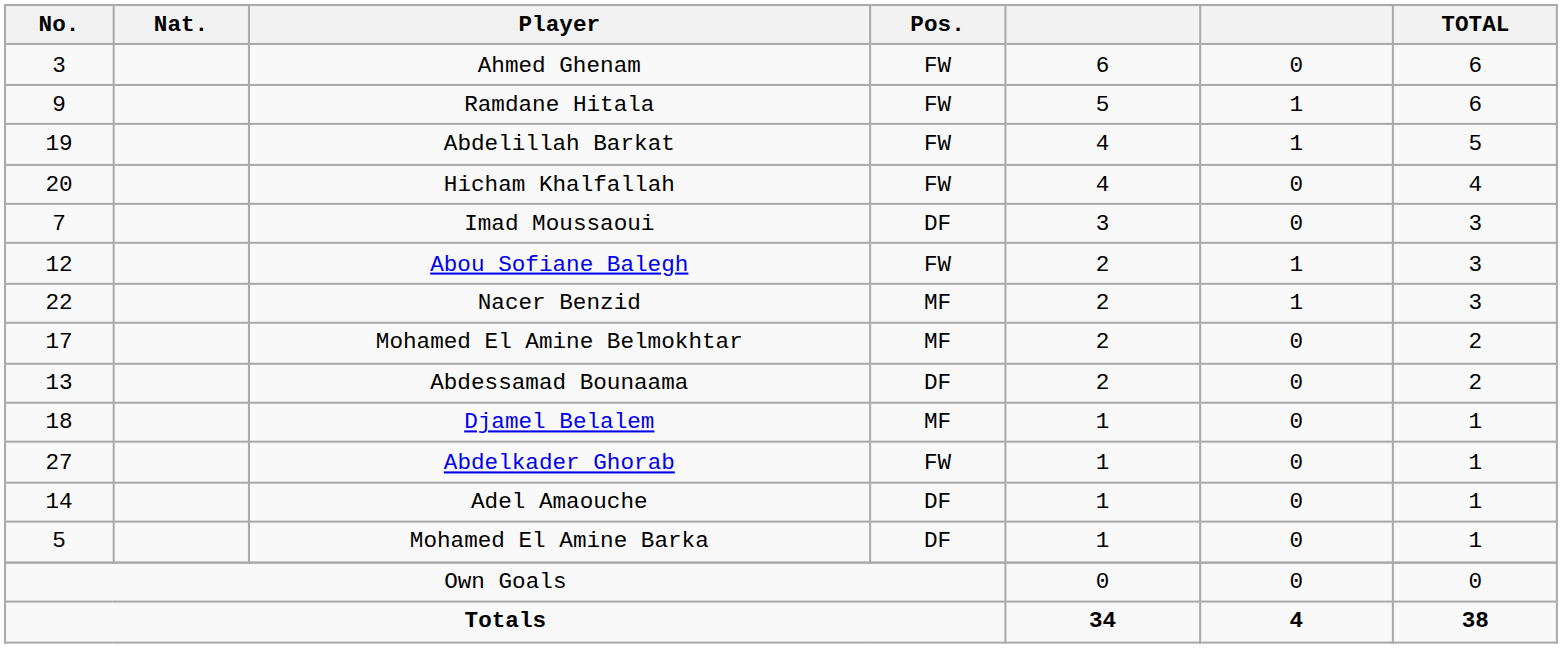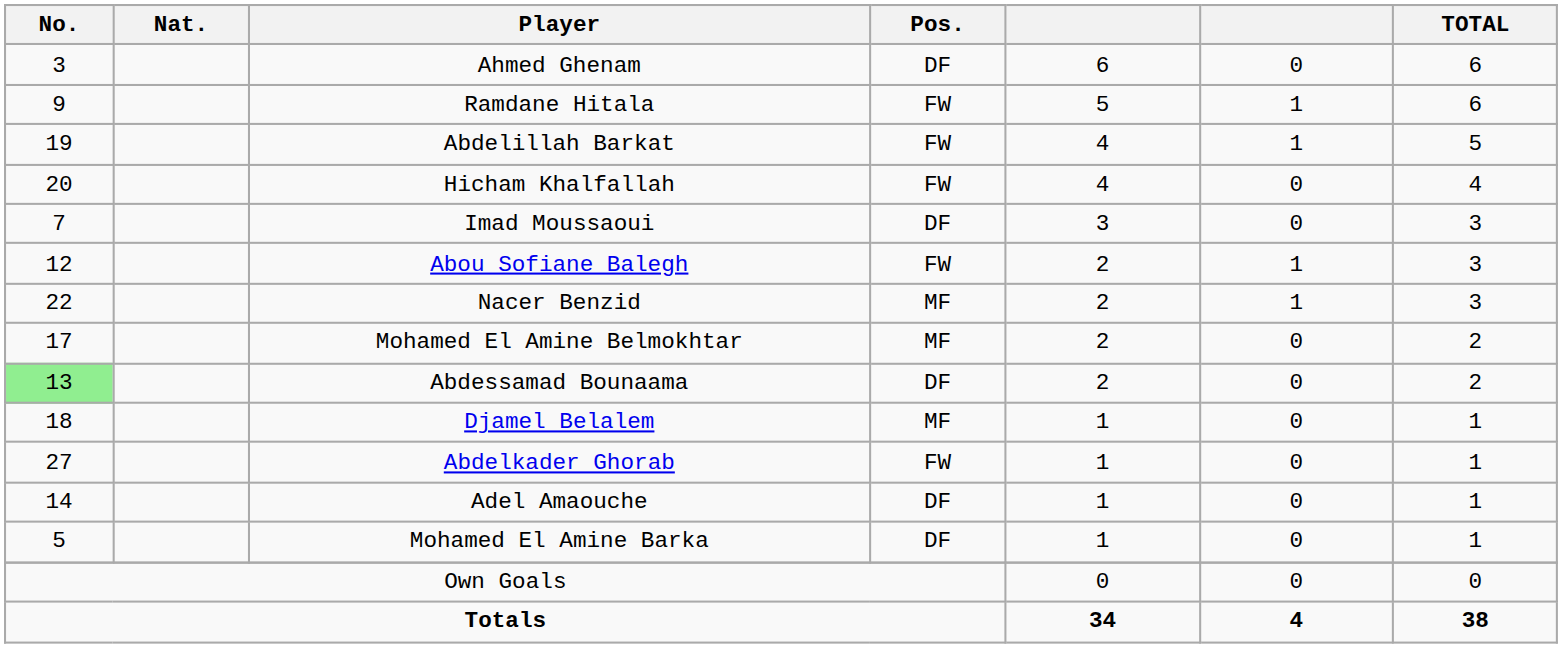(938, 65) FW -> (938, 65) DF
(59, 383) no background -> (59, 383) lightgreen background
